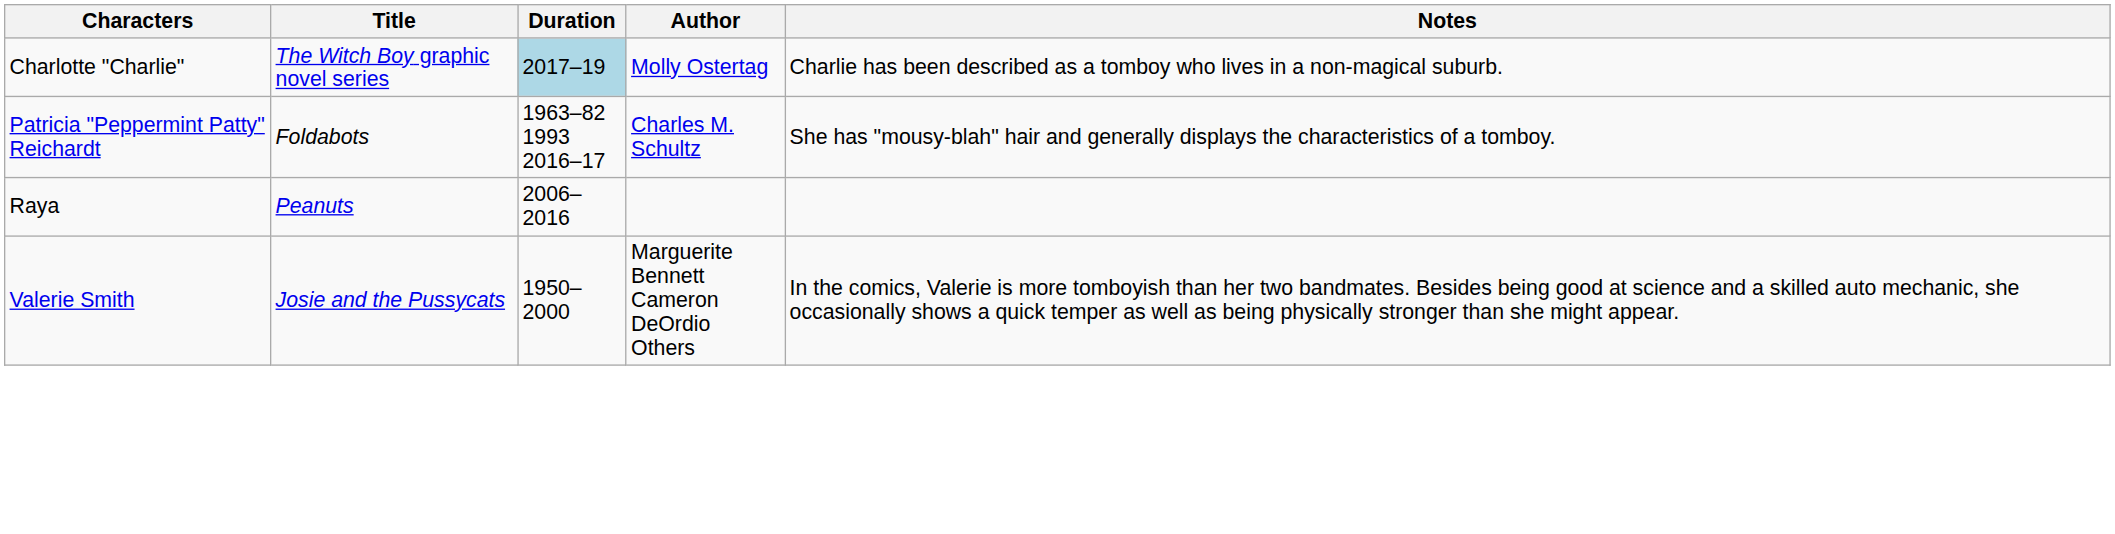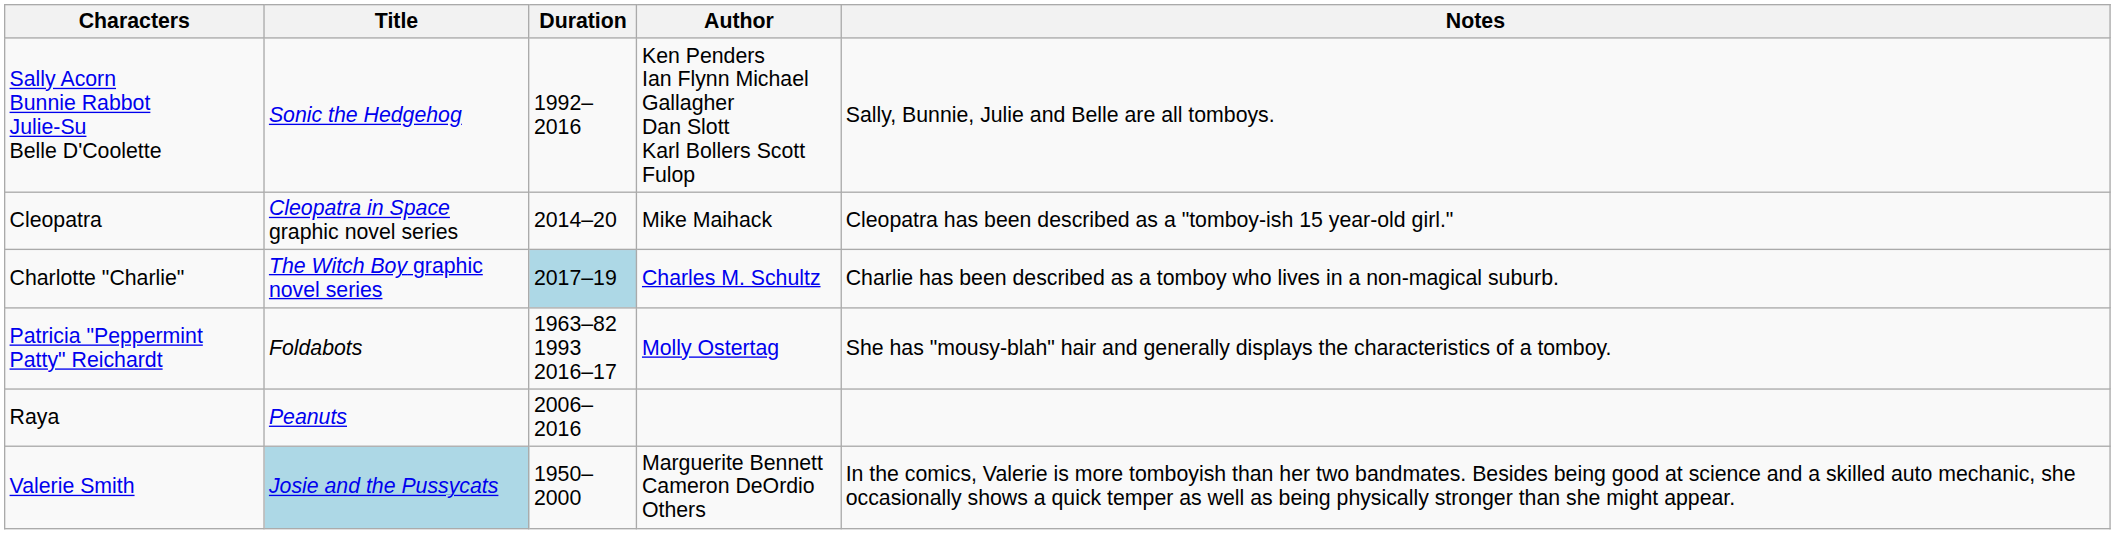+ row: (86, 114)
+ row: (56, 220)
(700, 67) Molly Ostertag -> (731, 278) Charles M. Schultz
(683, 136) Charles M. Schultz -> (711, 347) Molly Ostertag
(390, 300) no background -> (384, 487) lightblue background
